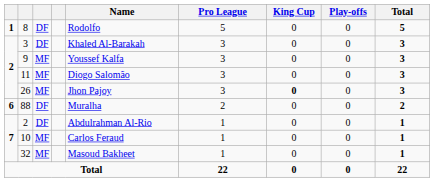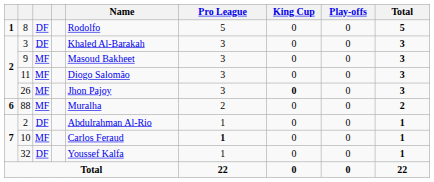(96, 59) Youssef Kalfa -> (101, 59) Masoud Bakheet
(42, 106) DF -> (42, 106) MF
(223, 138) normal -> (223, 138) bold
(42, 153) MF -> (42, 153) DF
(101, 153) Masoud Bakheet -> (96, 153) Youssef Kalfa
